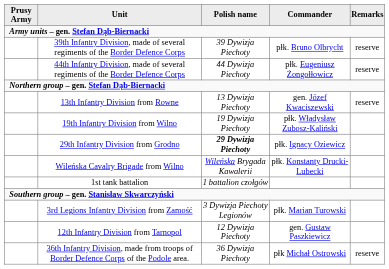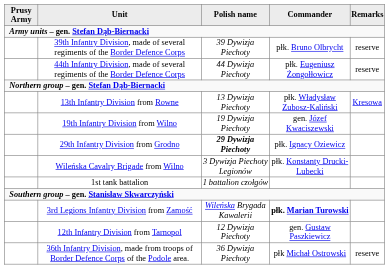(310, 102) gen. Józef Kwaciszewski -> (310, 102) płk. Władysław Zubosz-Kaliński
(367, 102) reserve -> (367, 102) Kresowa
(310, 123) płk. Władysław Zubosz-Kaliński -> (310, 123) gen. Józef Kwaciszewski
(235, 166) Wileńska Brygada Kawalerii -> (235, 166) 3 Dywizja Piechoty Legionów
(235, 210) 3 Dywizja Piechoty Legionów -> (235, 210) Wileńska Brygada Kawalerii
(310, 210) normal -> (310, 210) bold
